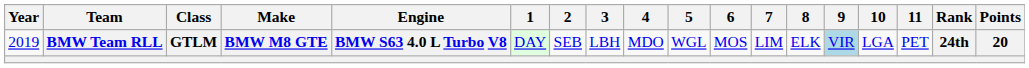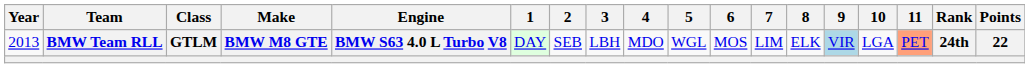(24, 42) 2019 -> (24, 42) 2013
(915, 42) no background -> (915, 42) lightsalmon background
(1000, 42) 20 -> (1000, 42) 22
